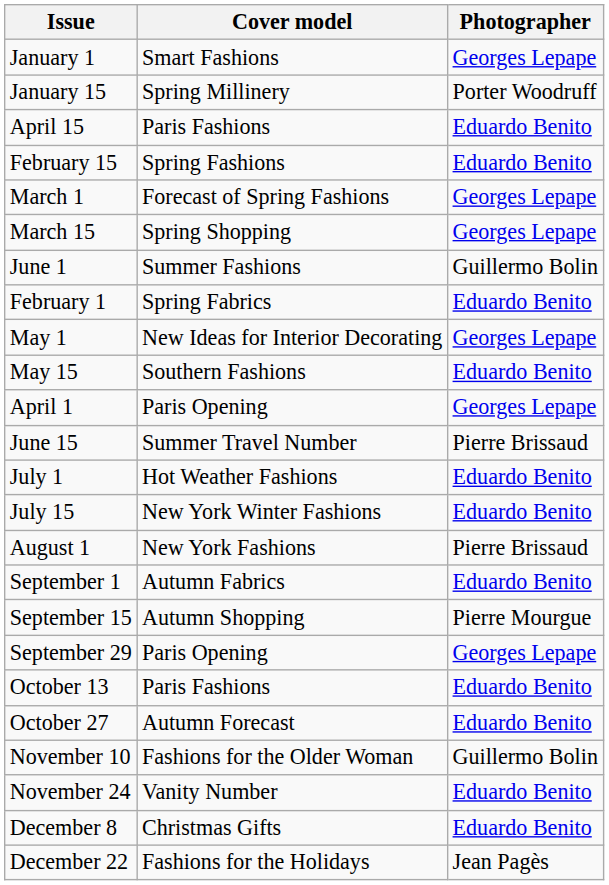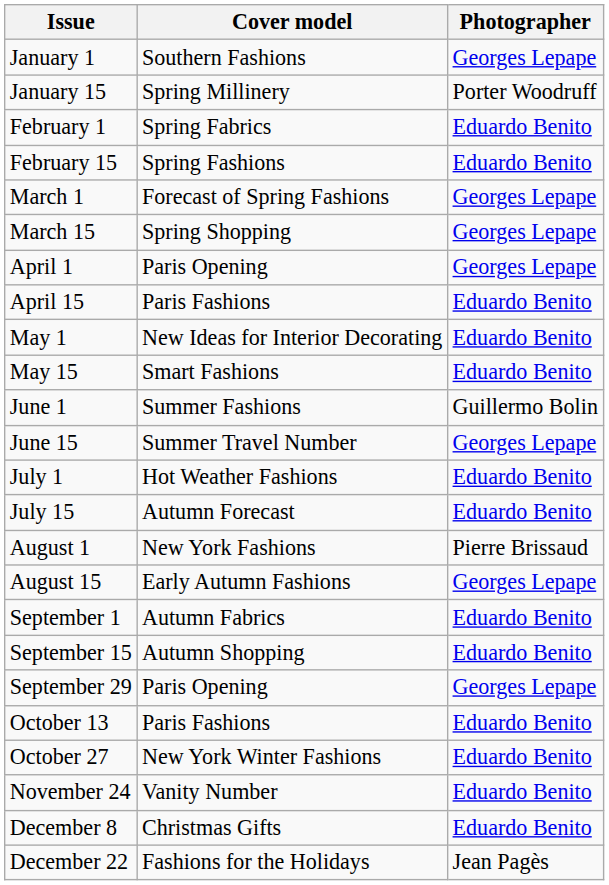(210, 57) Smart Fashions -> (224, 57) Southern Fashions
rows swapped: (58, 302) <-> (47, 127)
rows swapped: (41, 407) <-> (38, 267)
(524, 337) Georges Lepape -> (522, 337) Eduardo Benito
(224, 372) Southern Fashions -> (210, 372) Smart Fashions
(520, 442) Pierre Brissaud -> (524, 442) Georges Lepape
(262, 512) New York Winter Fashions -> (218, 512) Autumn Forecast
+ row: (55, 582)
(522, 617) Pierre Mourgue -> (522, 652) Eduardo Benito
(218, 722) Autumn Forecast -> (262, 757) New York Winter Fashions
- row: (70, 757)
